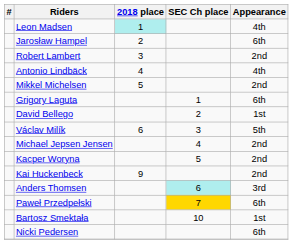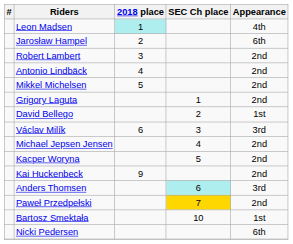(259, 71) 4th -> (259, 71) 2nd
(259, 100) 6th -> (259, 100) 2nd
(259, 129) 5th -> (259, 129) 3rd
(259, 203) 6th -> (259, 203) 2nd
